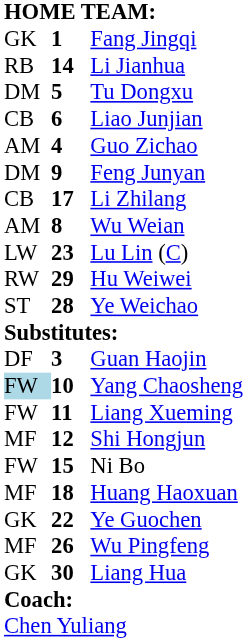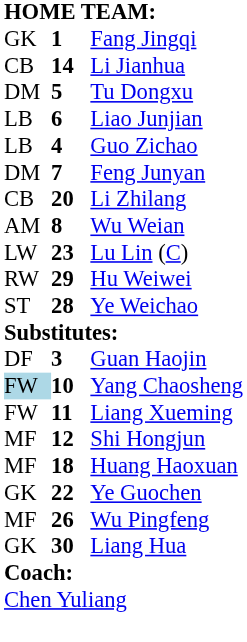(19, 65) RB -> (19, 65) CB
(19, 118) CB -> (18, 118) LB
(22, 145) AM -> (18, 145) LB
(57, 172) 9 -> (57, 172) 7
(62, 198) 17 -> (62, 198) 20
- row: (118, 465)
